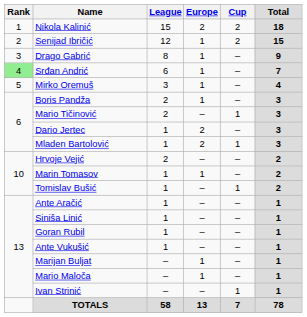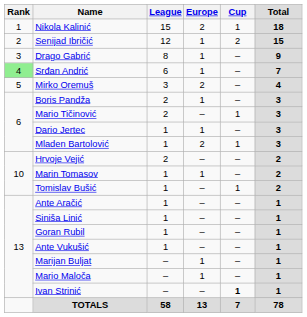(237, 27) 2 -> (237, 27) 1
(202, 85) 1 -> (202, 85) 2
(202, 129) 2 -> (202, 129) 1
(237, 291) normal -> (237, 291) bold
